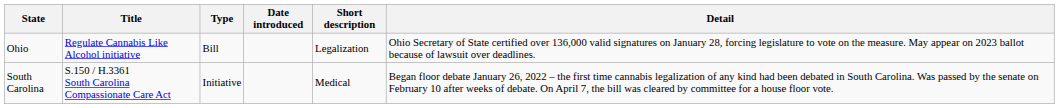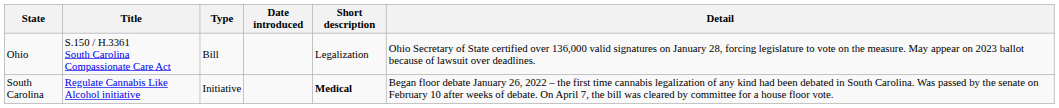(116, 48) Regulate Cannabis Like Alcohol initiative -> (118, 54) S.150 / H.3361 South Carolina Compassionate Care Act
(118, 83) S.150 / H.3361 South Carolina Compassionate Care Act -> (116, 89) Regulate Cannabis Like Alcohol initiative
(333, 83) normal -> (334, 89) bold
